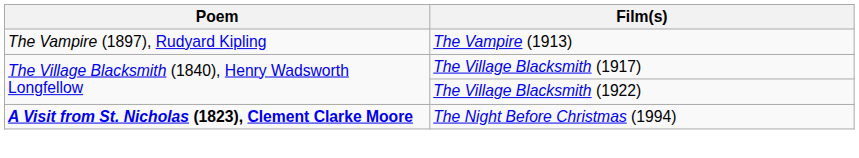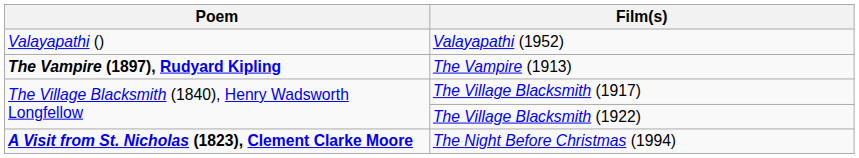+ row: (498, 41)
(137, 41) normal -> (145, 66) bold
